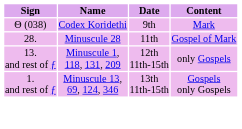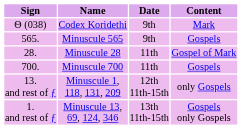+ row: (93, 39)
+ row: (93, 67)
